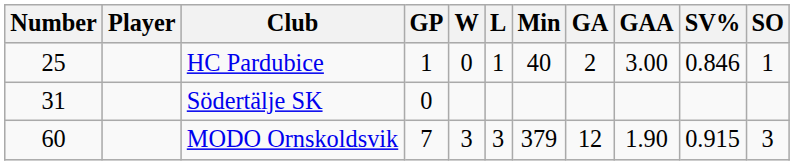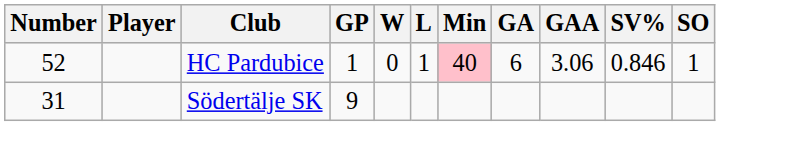(54, 62) 25 -> (54, 62) 52
(539, 62) no background -> (465, 62) pink background
(590, 62) 2 -> (516, 62) 6
(647, 62) 3.00 -> (572, 62) 3.06
(426, 100) 0 -> (352, 100) 9
- row: (293, 139)
